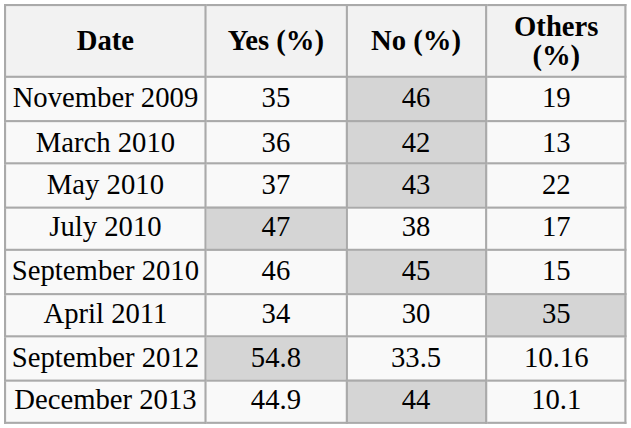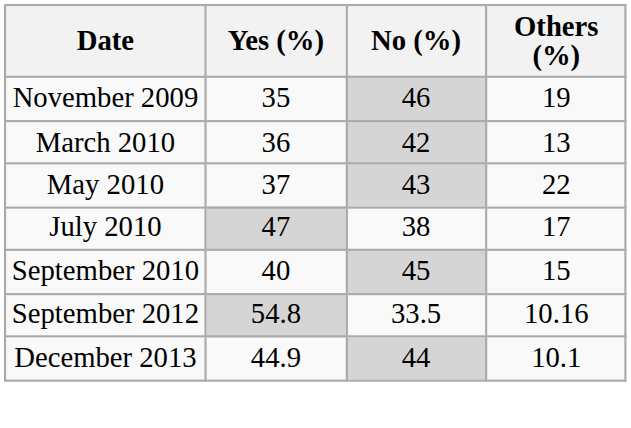(276, 270) 46 -> (276, 270) 40
- row: (105, 313)
